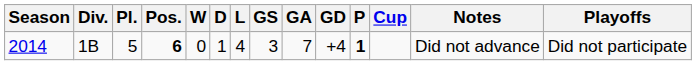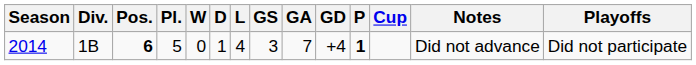columns swapped: (164, 18) <-> (127, 18)
